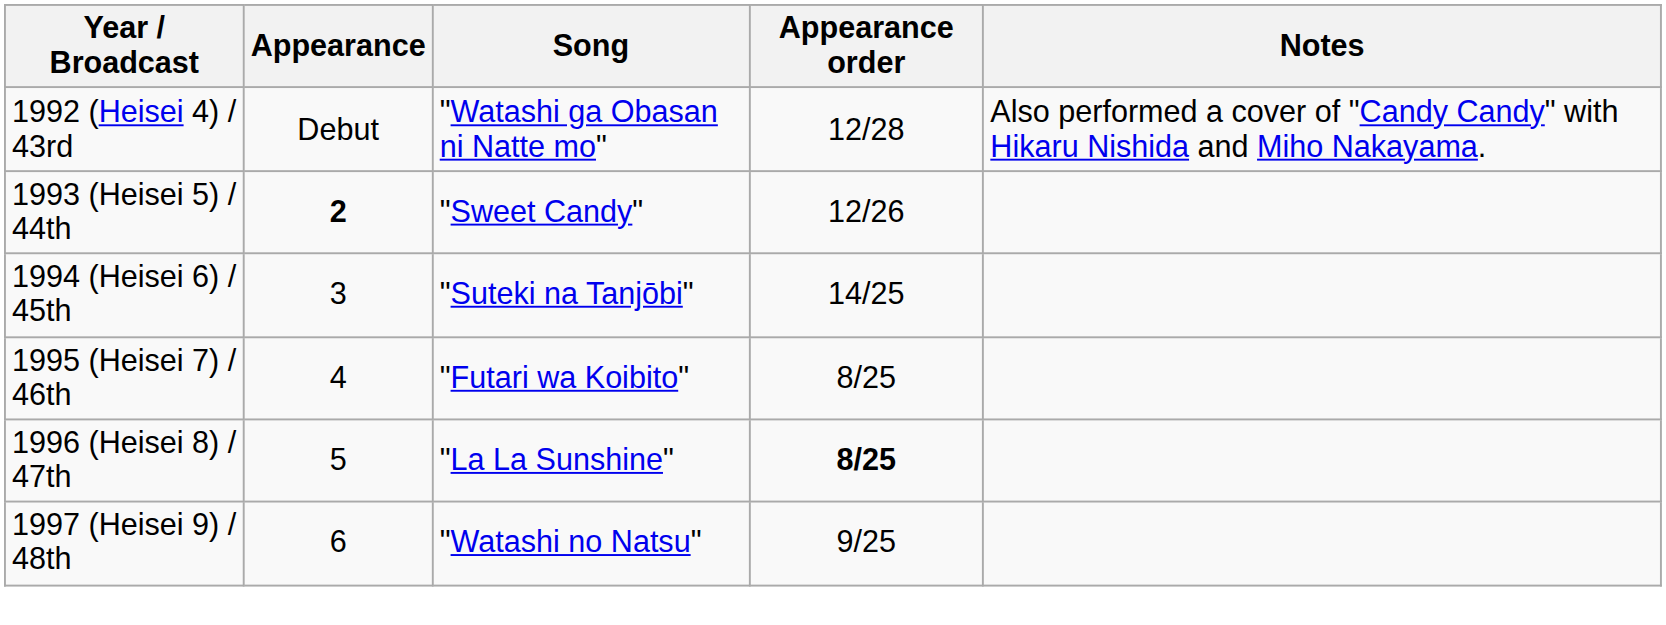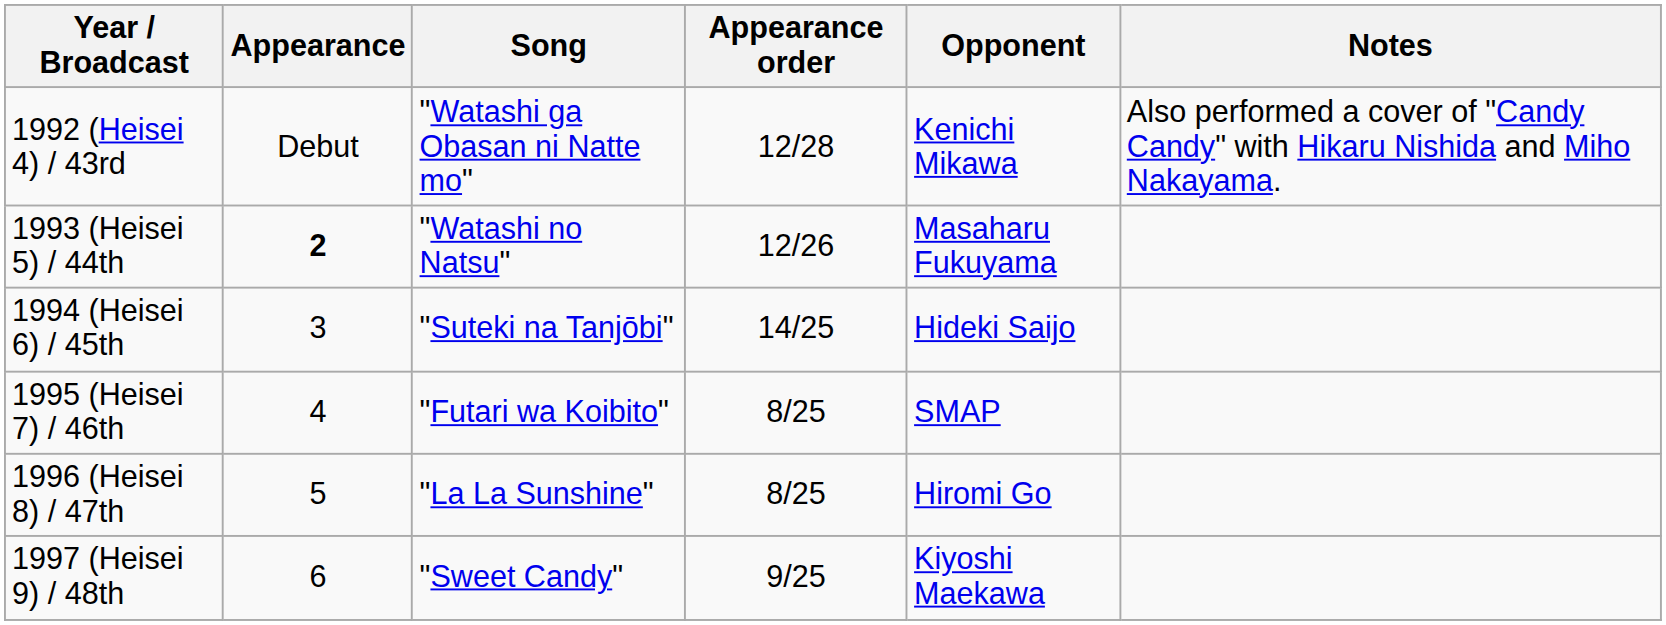+ column: (1013, 45)
(541, 211) "Sweet Candy" -> (501, 245) "Watashi no Natsu"
(866, 460) bold -> (796, 494) normal
(571, 543) "Watashi no Natsu" -> (521, 577) "Sweet Candy"
